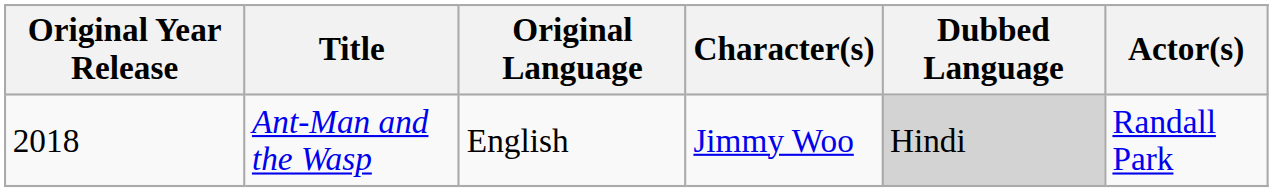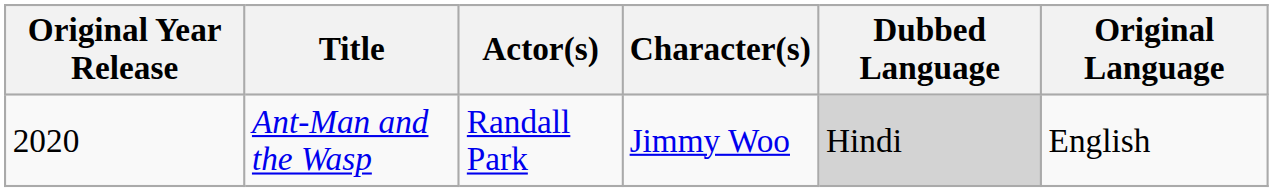columns swapped: (1186, 49) <-> (572, 49)
(46, 139) 2018 -> (46, 139) 2020
